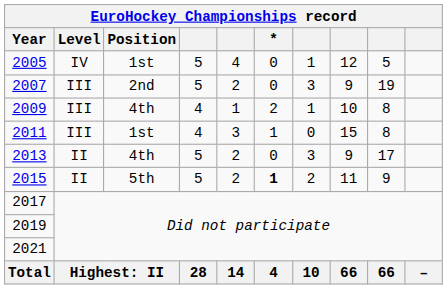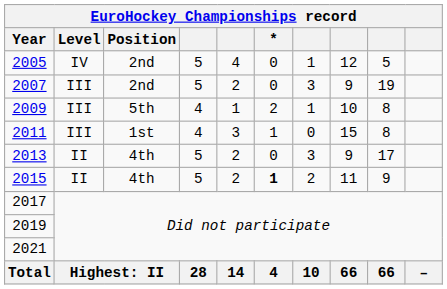(142, 63) 1st -> (142, 63) 2nd
(142, 109) 4th -> (142, 109) 5th
(142, 179) 5th -> (142, 179) 4th
